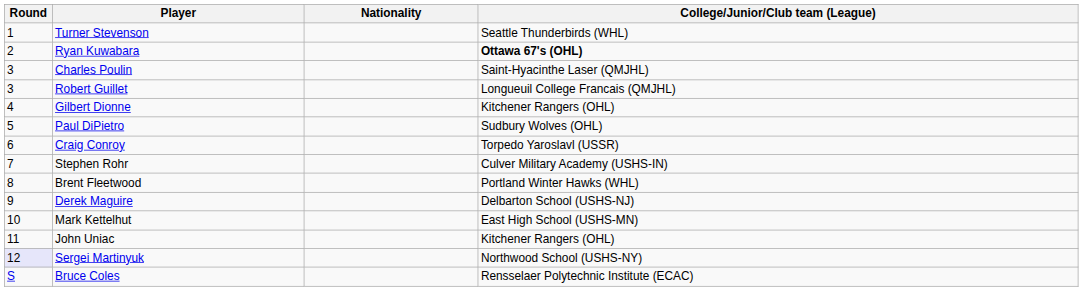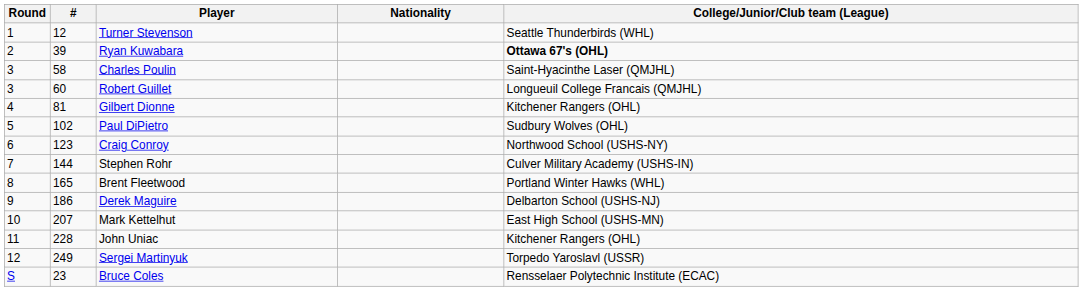+ column: (73, 13)
(550, 145) Torpedo Yaroslavl (USSR) -> (587, 145) Northwood School (USHS-NY)
(14, 257) lavender background -> (14, 257) no background
(561, 257) Northwood School (USHS-NY) -> (575, 257) Torpedo Yaroslavl (USSR)
